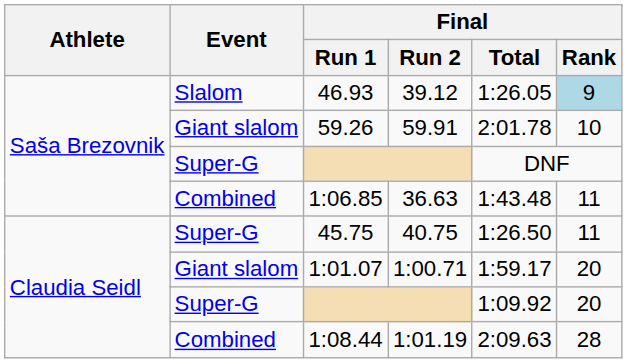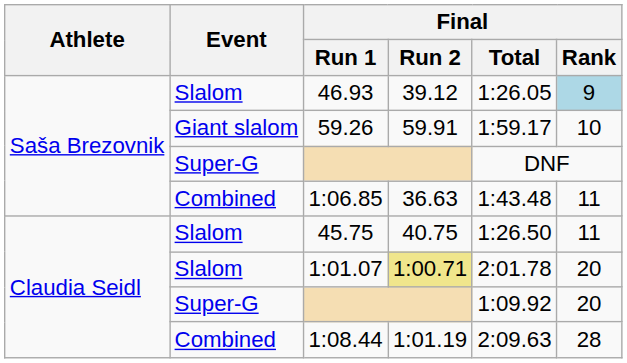(514, 127) 2:01.78 -> (514, 127) 1:59.17
(217, 233) Super-G -> (209, 233) Slalom
(236, 269) Giant slalom -> (209, 269) Slalom
(430, 269) no background -> (430, 269) khaki background
(514, 269) 1:59.17 -> (514, 269) 2:01.78
